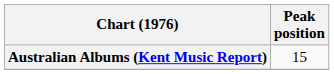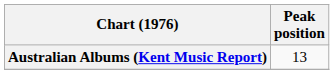(299, 57) 15 -> (299, 57) 13
